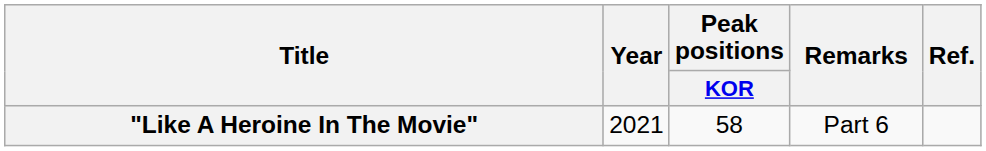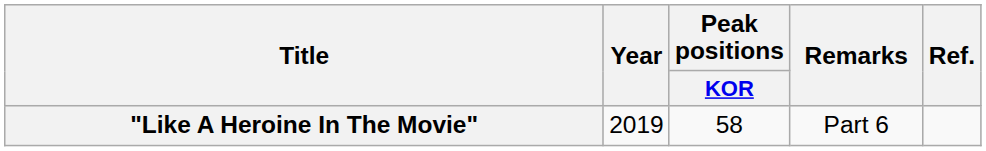(636, 125) 2021 -> (636, 125) 2019
